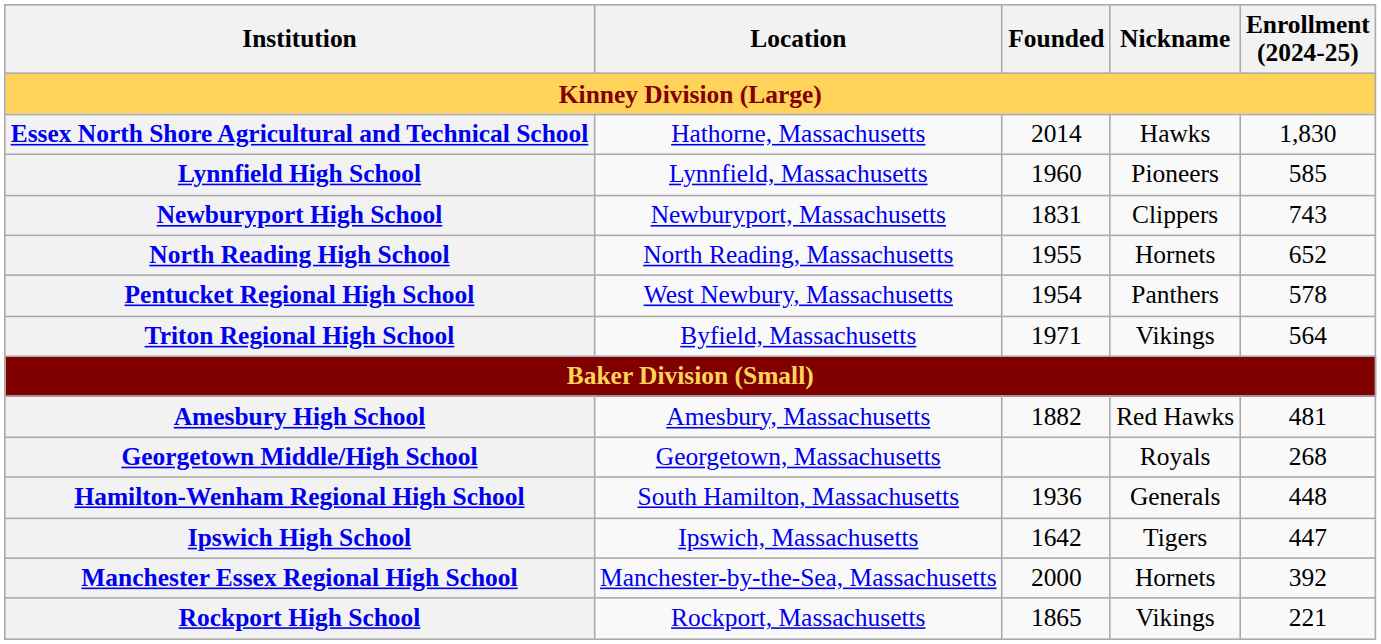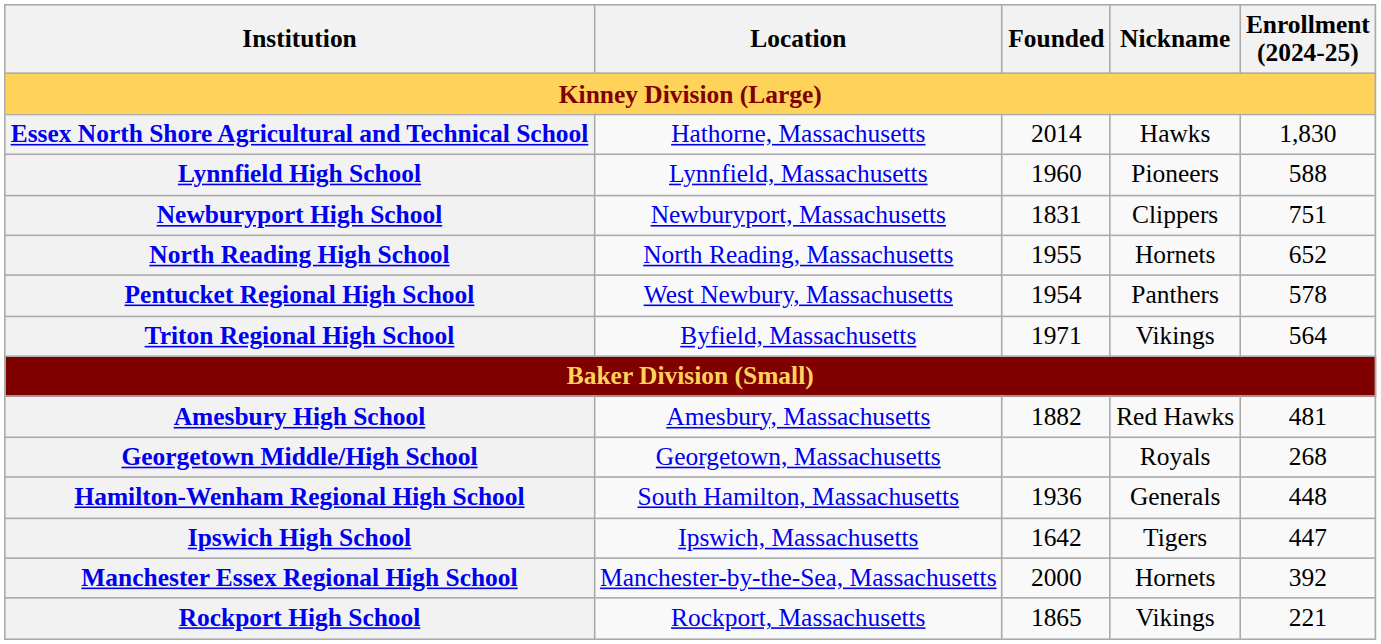(1308, 174) 585 -> (1308, 174) 588
(1308, 214) 743 -> (1308, 214) 751
